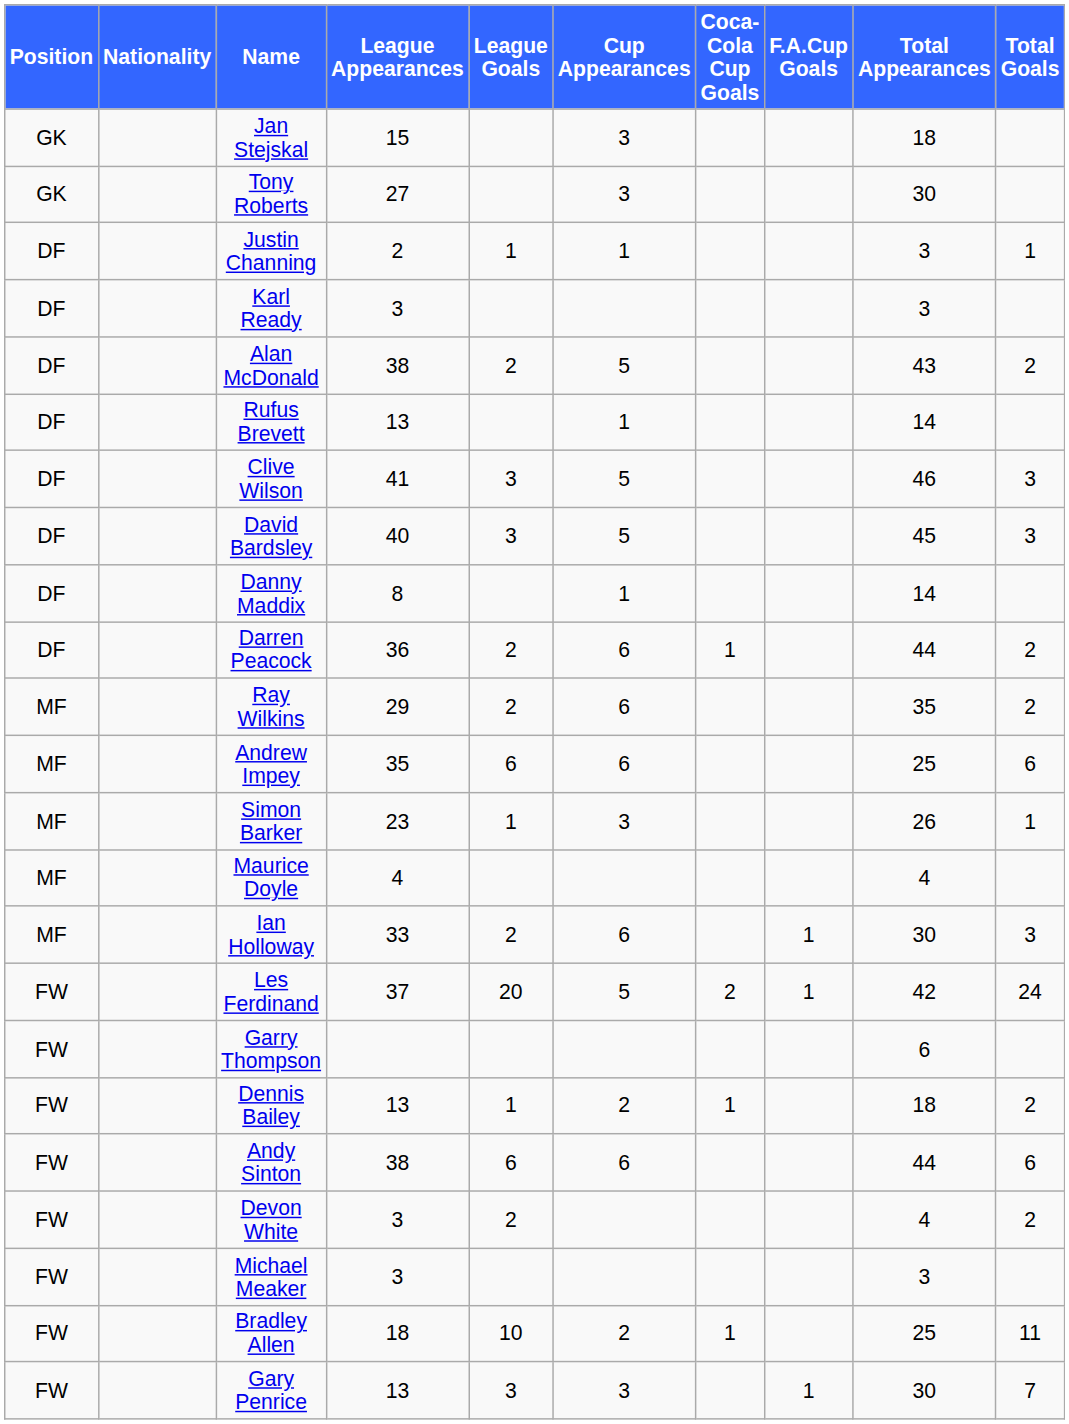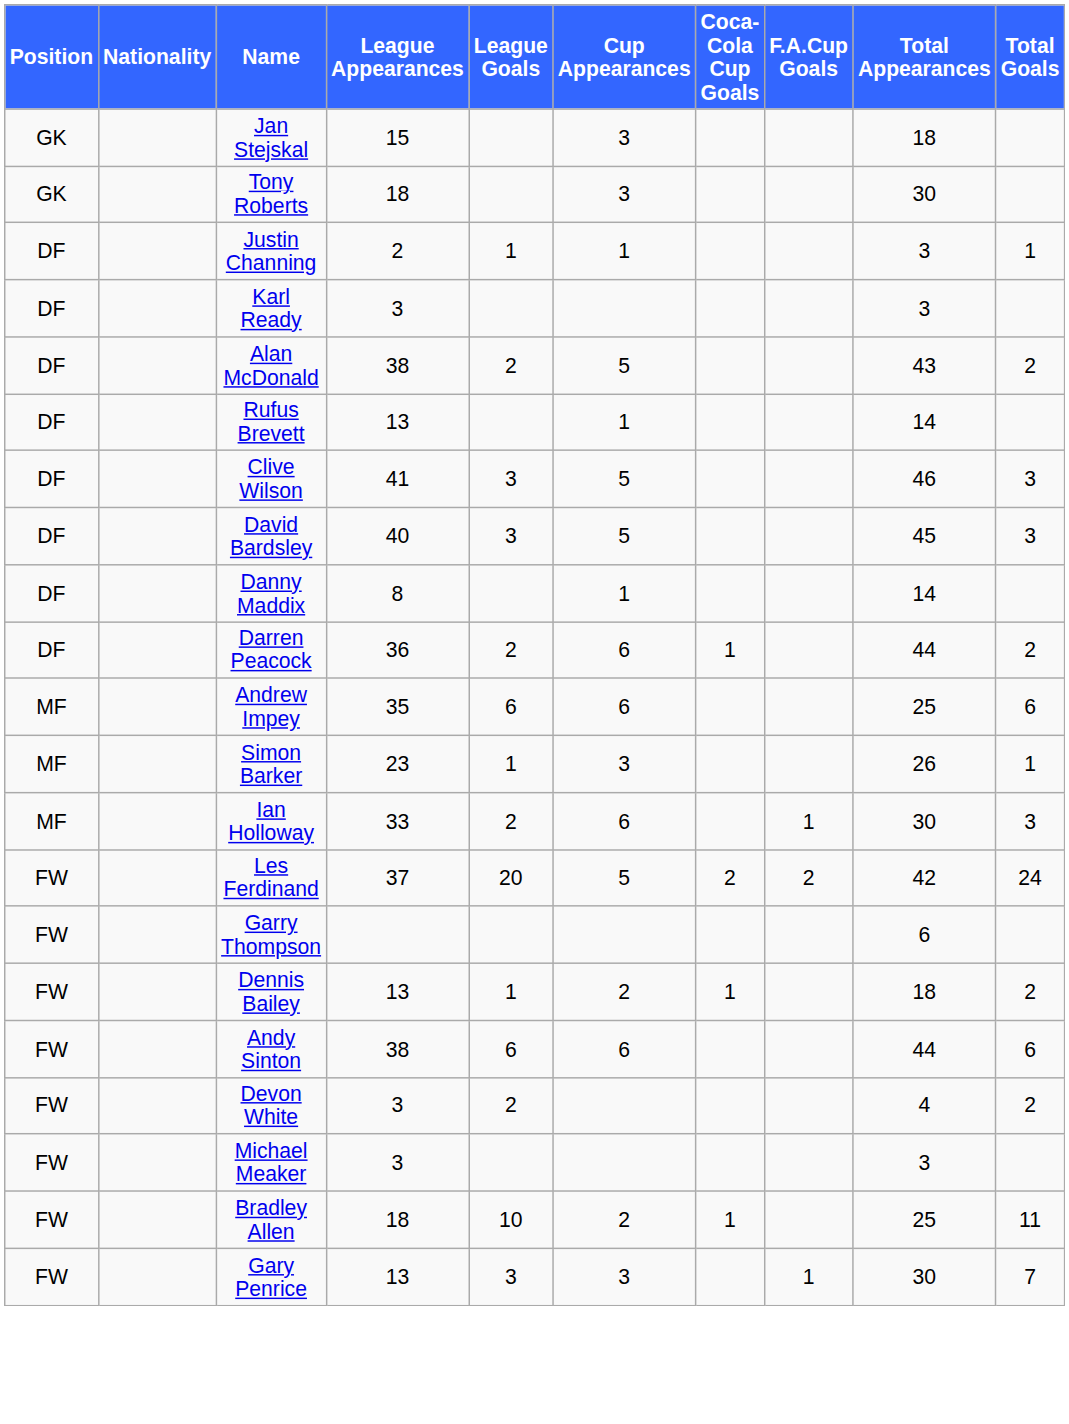(397, 195) 27 -> (397, 195) 18
- row: (271, 707)
- row: (271, 878)
(809, 992) 1 -> (809, 878) 2
